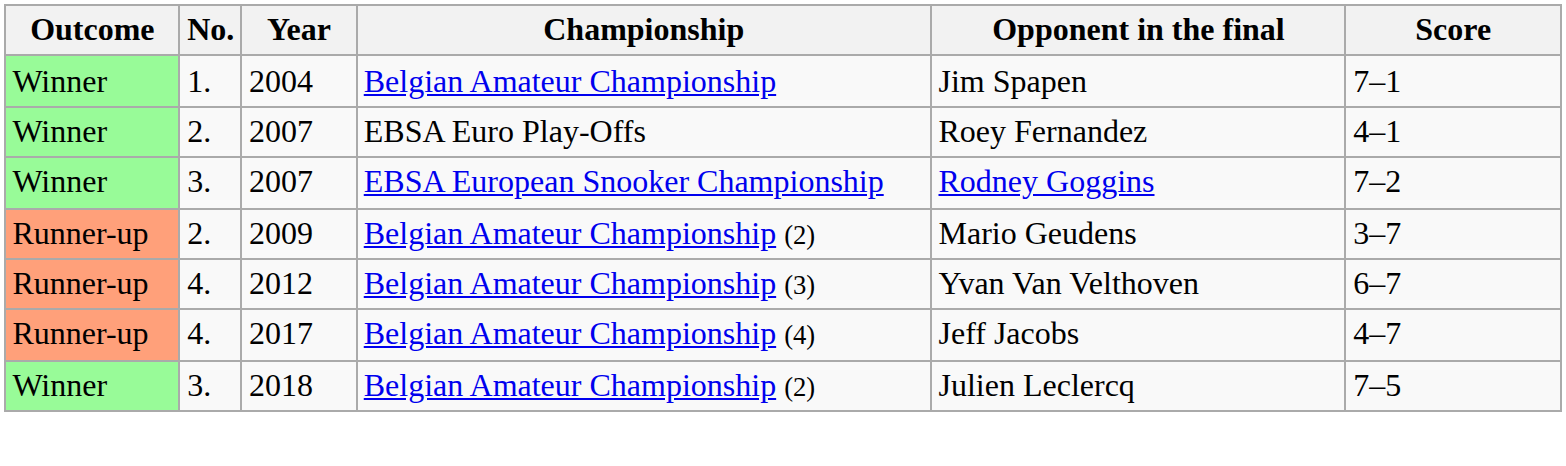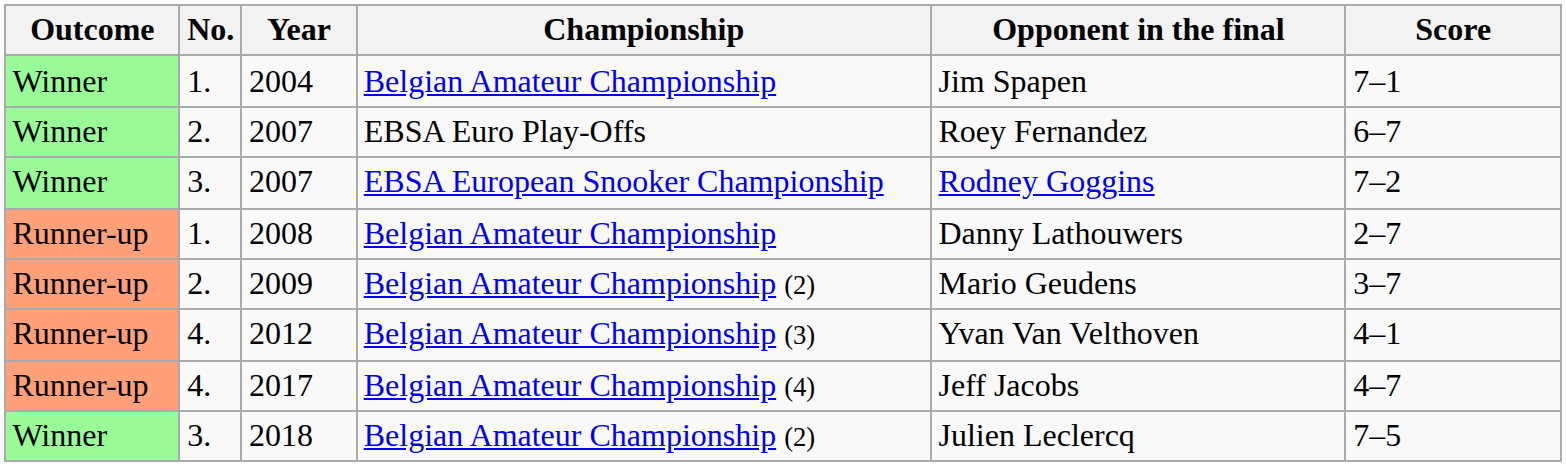(1377, 131) 4–1 -> (1377, 131) 6–7
+ row: (281, 232)
(1377, 283) 6–7 -> (1377, 334) 4–1
